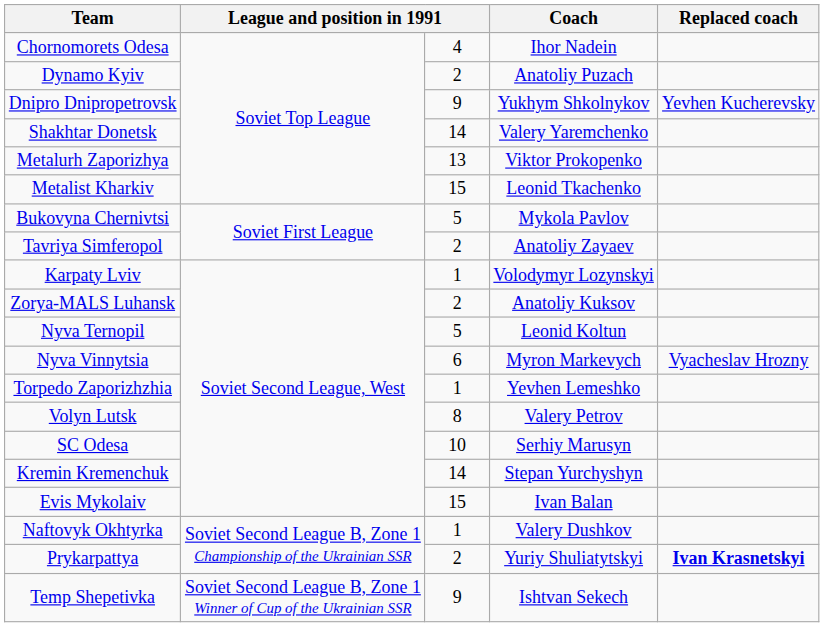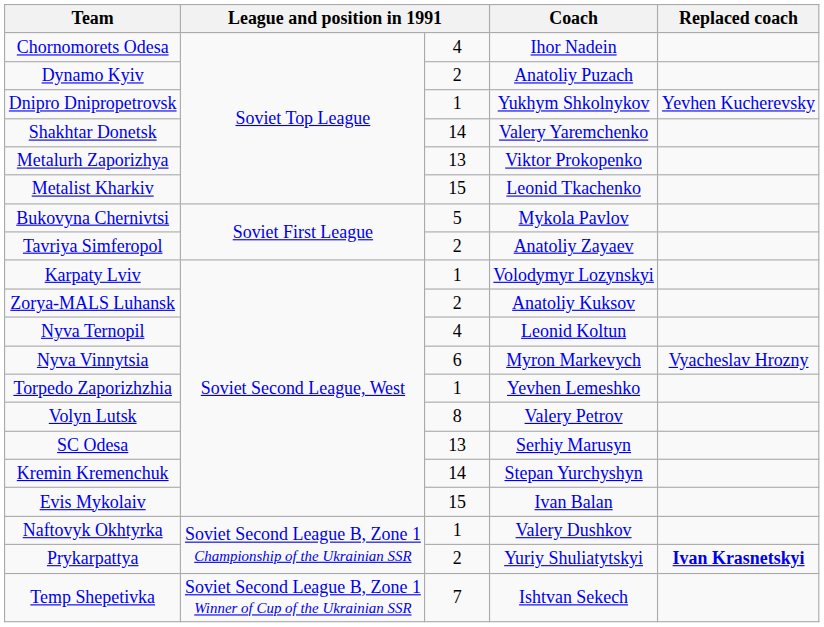(457, 103) 9 -> (457, 103) 1
(457, 331) 5 -> (457, 331) 4
(457, 445) 10 -> (457, 445) 13
(457, 597) 9 -> (457, 597) 7
